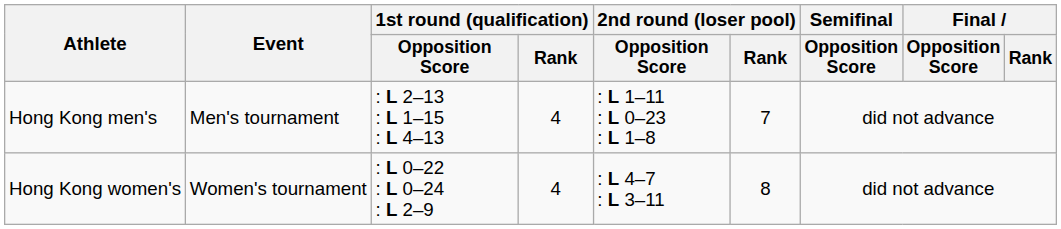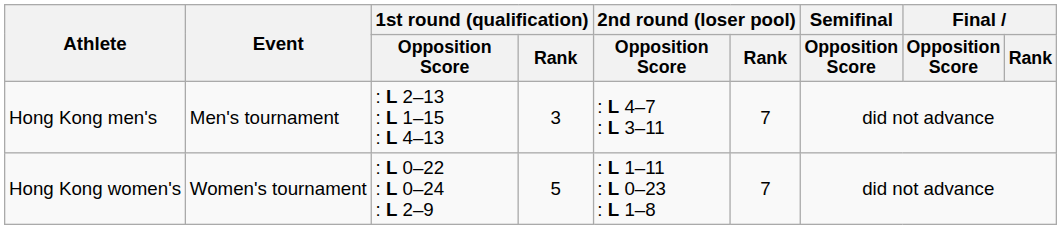(556, 118) 4 -> (556, 118) 3
(632, 118) : L 1–11 : L 0–23 : L 1–8 -> (631, 118) : L 4–7 : L 3–11
(556, 189) 4 -> (556, 189) 5
(631, 189) : L 4–7 : L 3–11 -> (632, 189) : L 1–11 : L 0–23 : L 1–8
(765, 189) 8 -> (765, 189) 7
